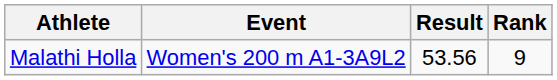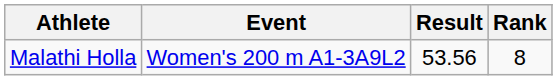(520, 57) 9 -> (520, 57) 8
